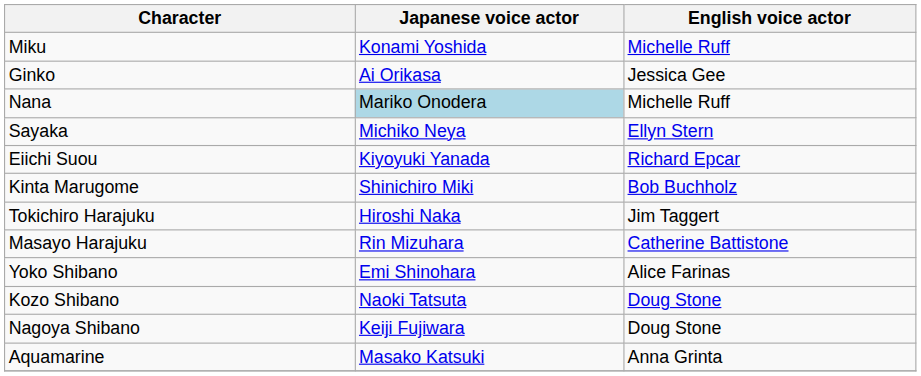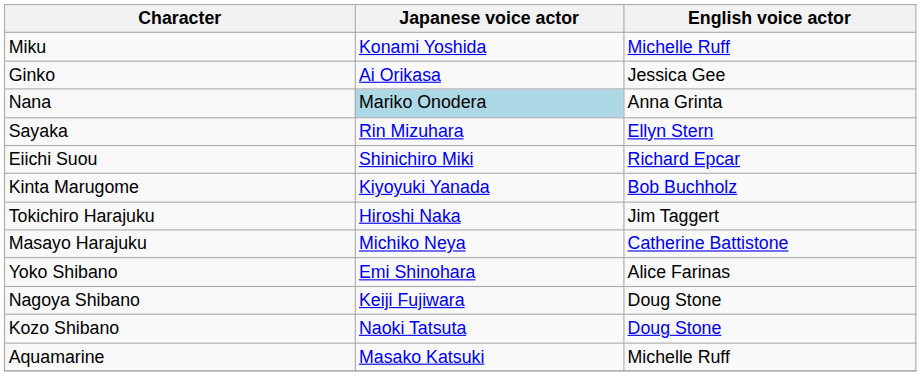(679, 103) Michelle Ruff -> (675, 103) Anna Grinta
(412, 131) Michiko Neya -> (411, 131) Rin Mizuhara
(424, 159) Kiyoyuki Yanada -> (416, 159) Shinichiro Miki
(416, 187) Shinichiro Miki -> (424, 187) Kiyoyuki Yanada
(411, 243) Rin Mizuhara -> (412, 243) Michiko Neya
rows swapped: (64, 300) <-> (74, 328)
(675, 356) Anna Grinta -> (679, 356) Michelle Ruff
